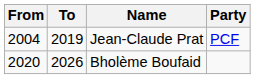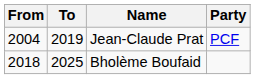(24, 62) 2020 -> (24, 62) 2018
(67, 62) 2026 -> (67, 62) 2025
